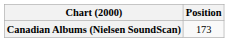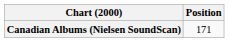(204, 29) 173 -> (204, 29) 171
